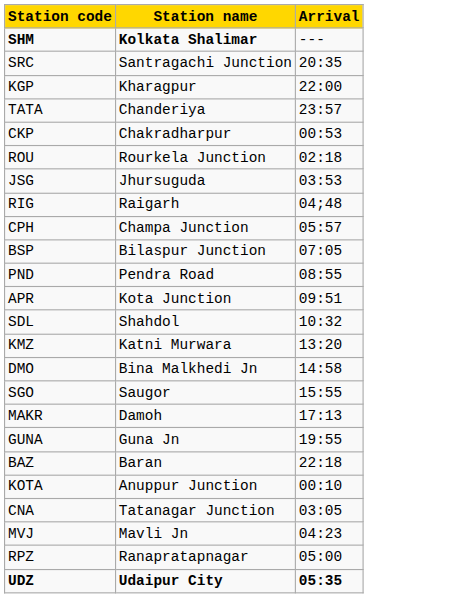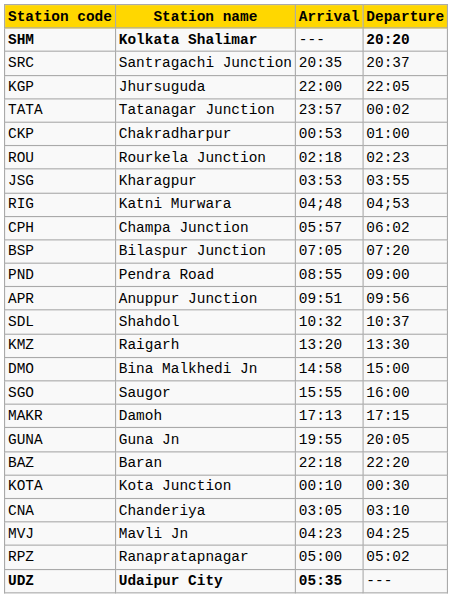+ column: (405, 16)
(158, 87) Kharagpur -> (162, 87) Jhursuguda
(162, 110) Chanderiya -> (197, 110) Tatanagar Junction
(162, 181) Jhursuguda -> (158, 181) Kharagpur
(149, 204) Raigarh -> (175, 204) Katni Murwara
(175, 299) Kota Junction -> (188, 299) Anuppur Junction
(175, 346) Katni Murwara -> (149, 346) Raigarh
(188, 487) Anuppur Junction -> (175, 487) Kota Junction
(197, 510) Tatanagar Junction -> (162, 510) Chanderiya
